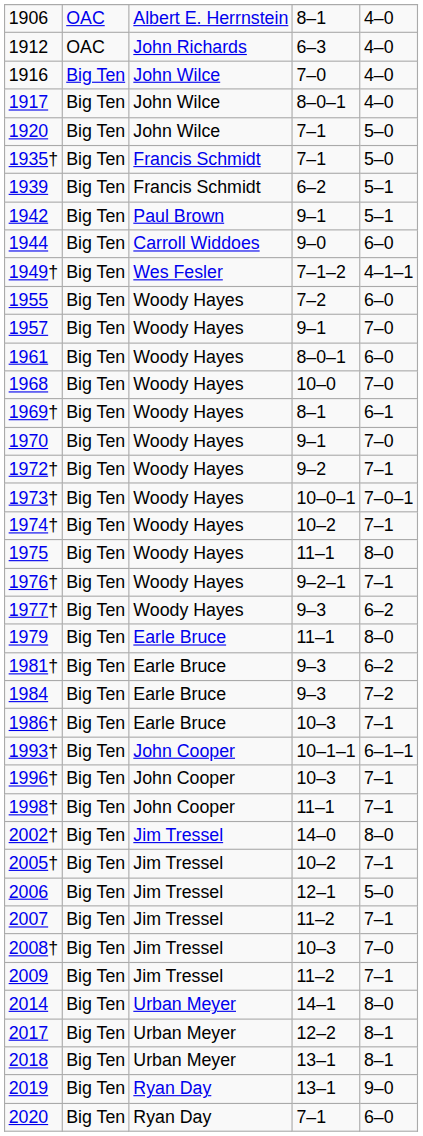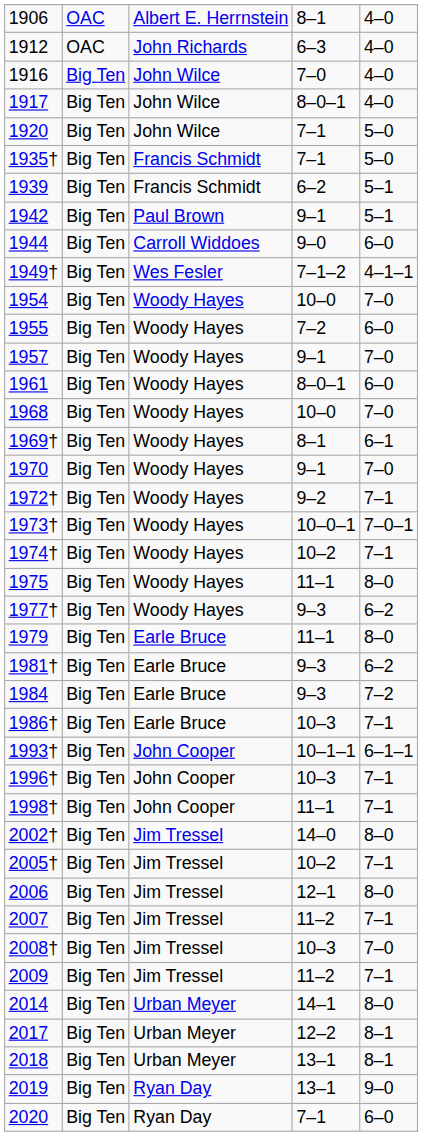+ row: (28, 300)
- row: (33, 581)
(379, 891) 5–0 -> (379, 891) 8–0
